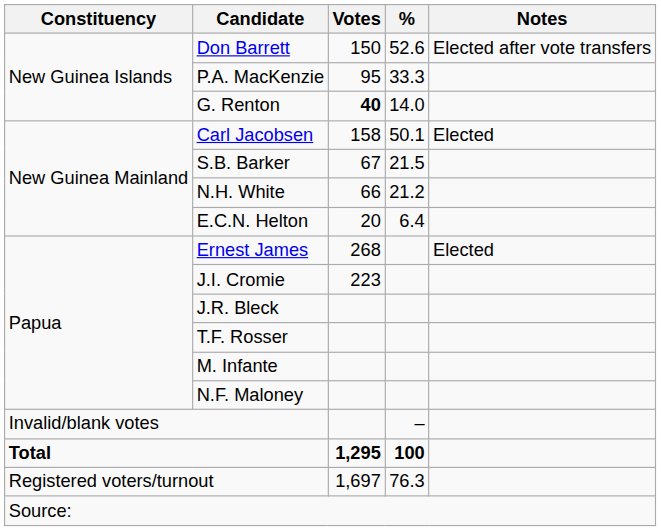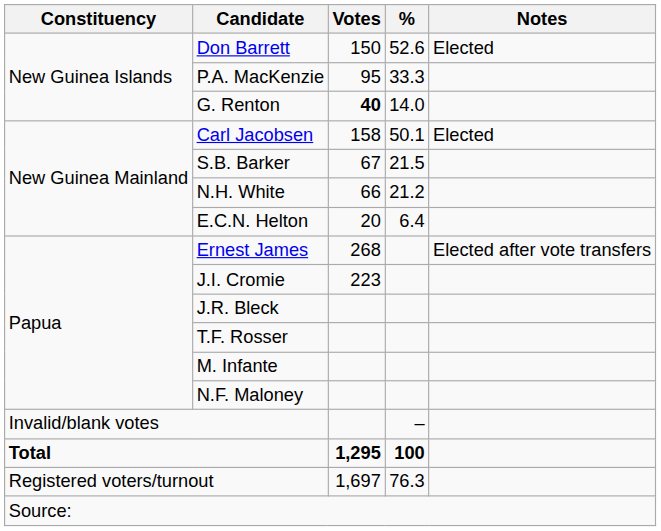(542, 47) Elected after vote transfers -> (464, 47) Elected
(464, 250) Elected -> (542, 250) Elected after vote transfers
